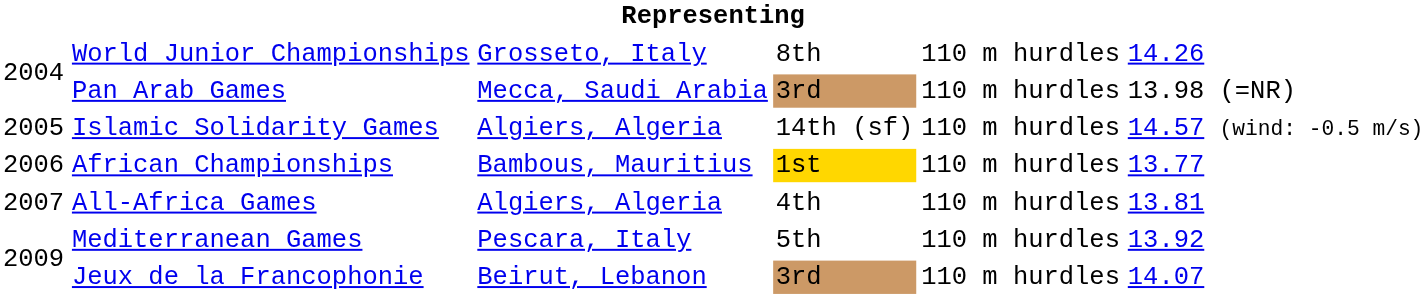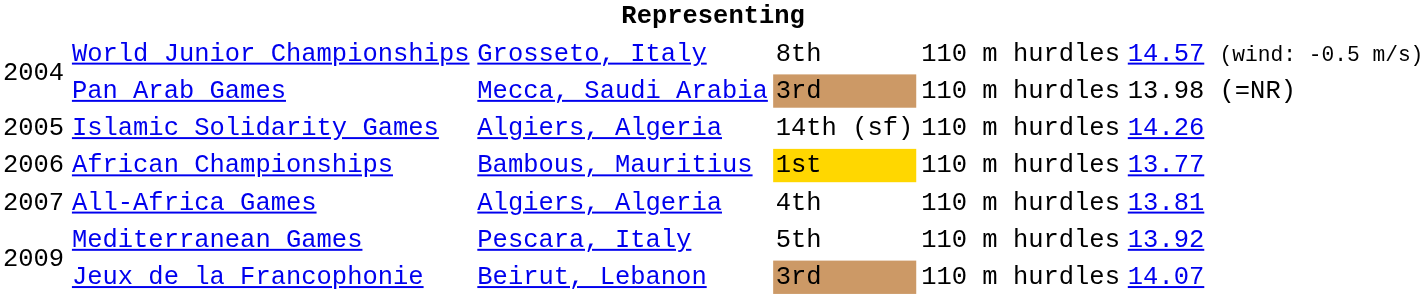(1166, 54) 14.26 -> (1276, 54) 14.57 (wind: -0.5 m/s)
(1276, 128) 14.57 (wind: -0.5 m/s) -> (1166, 128) 14.26
